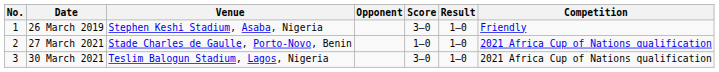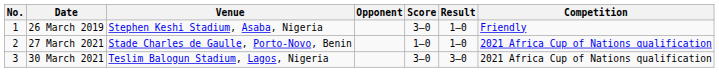(458, 59) 1–0 -> (458, 59) 3–0
